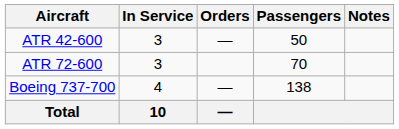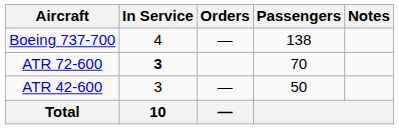rows swapped: (62, 40) <-> (62, 87)
(158, 64) normal -> (158, 64) bold
